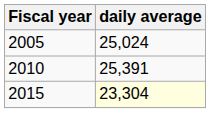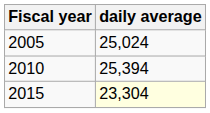(124, 68) 25,391 -> (124, 68) 25,394
